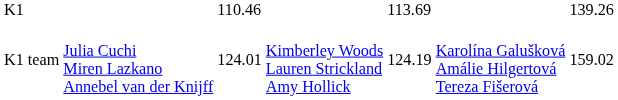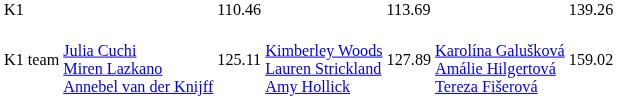(240, 59) 124.01 -> (239, 59) 125.11
(409, 59) 124.19 -> (409, 59) 127.89
